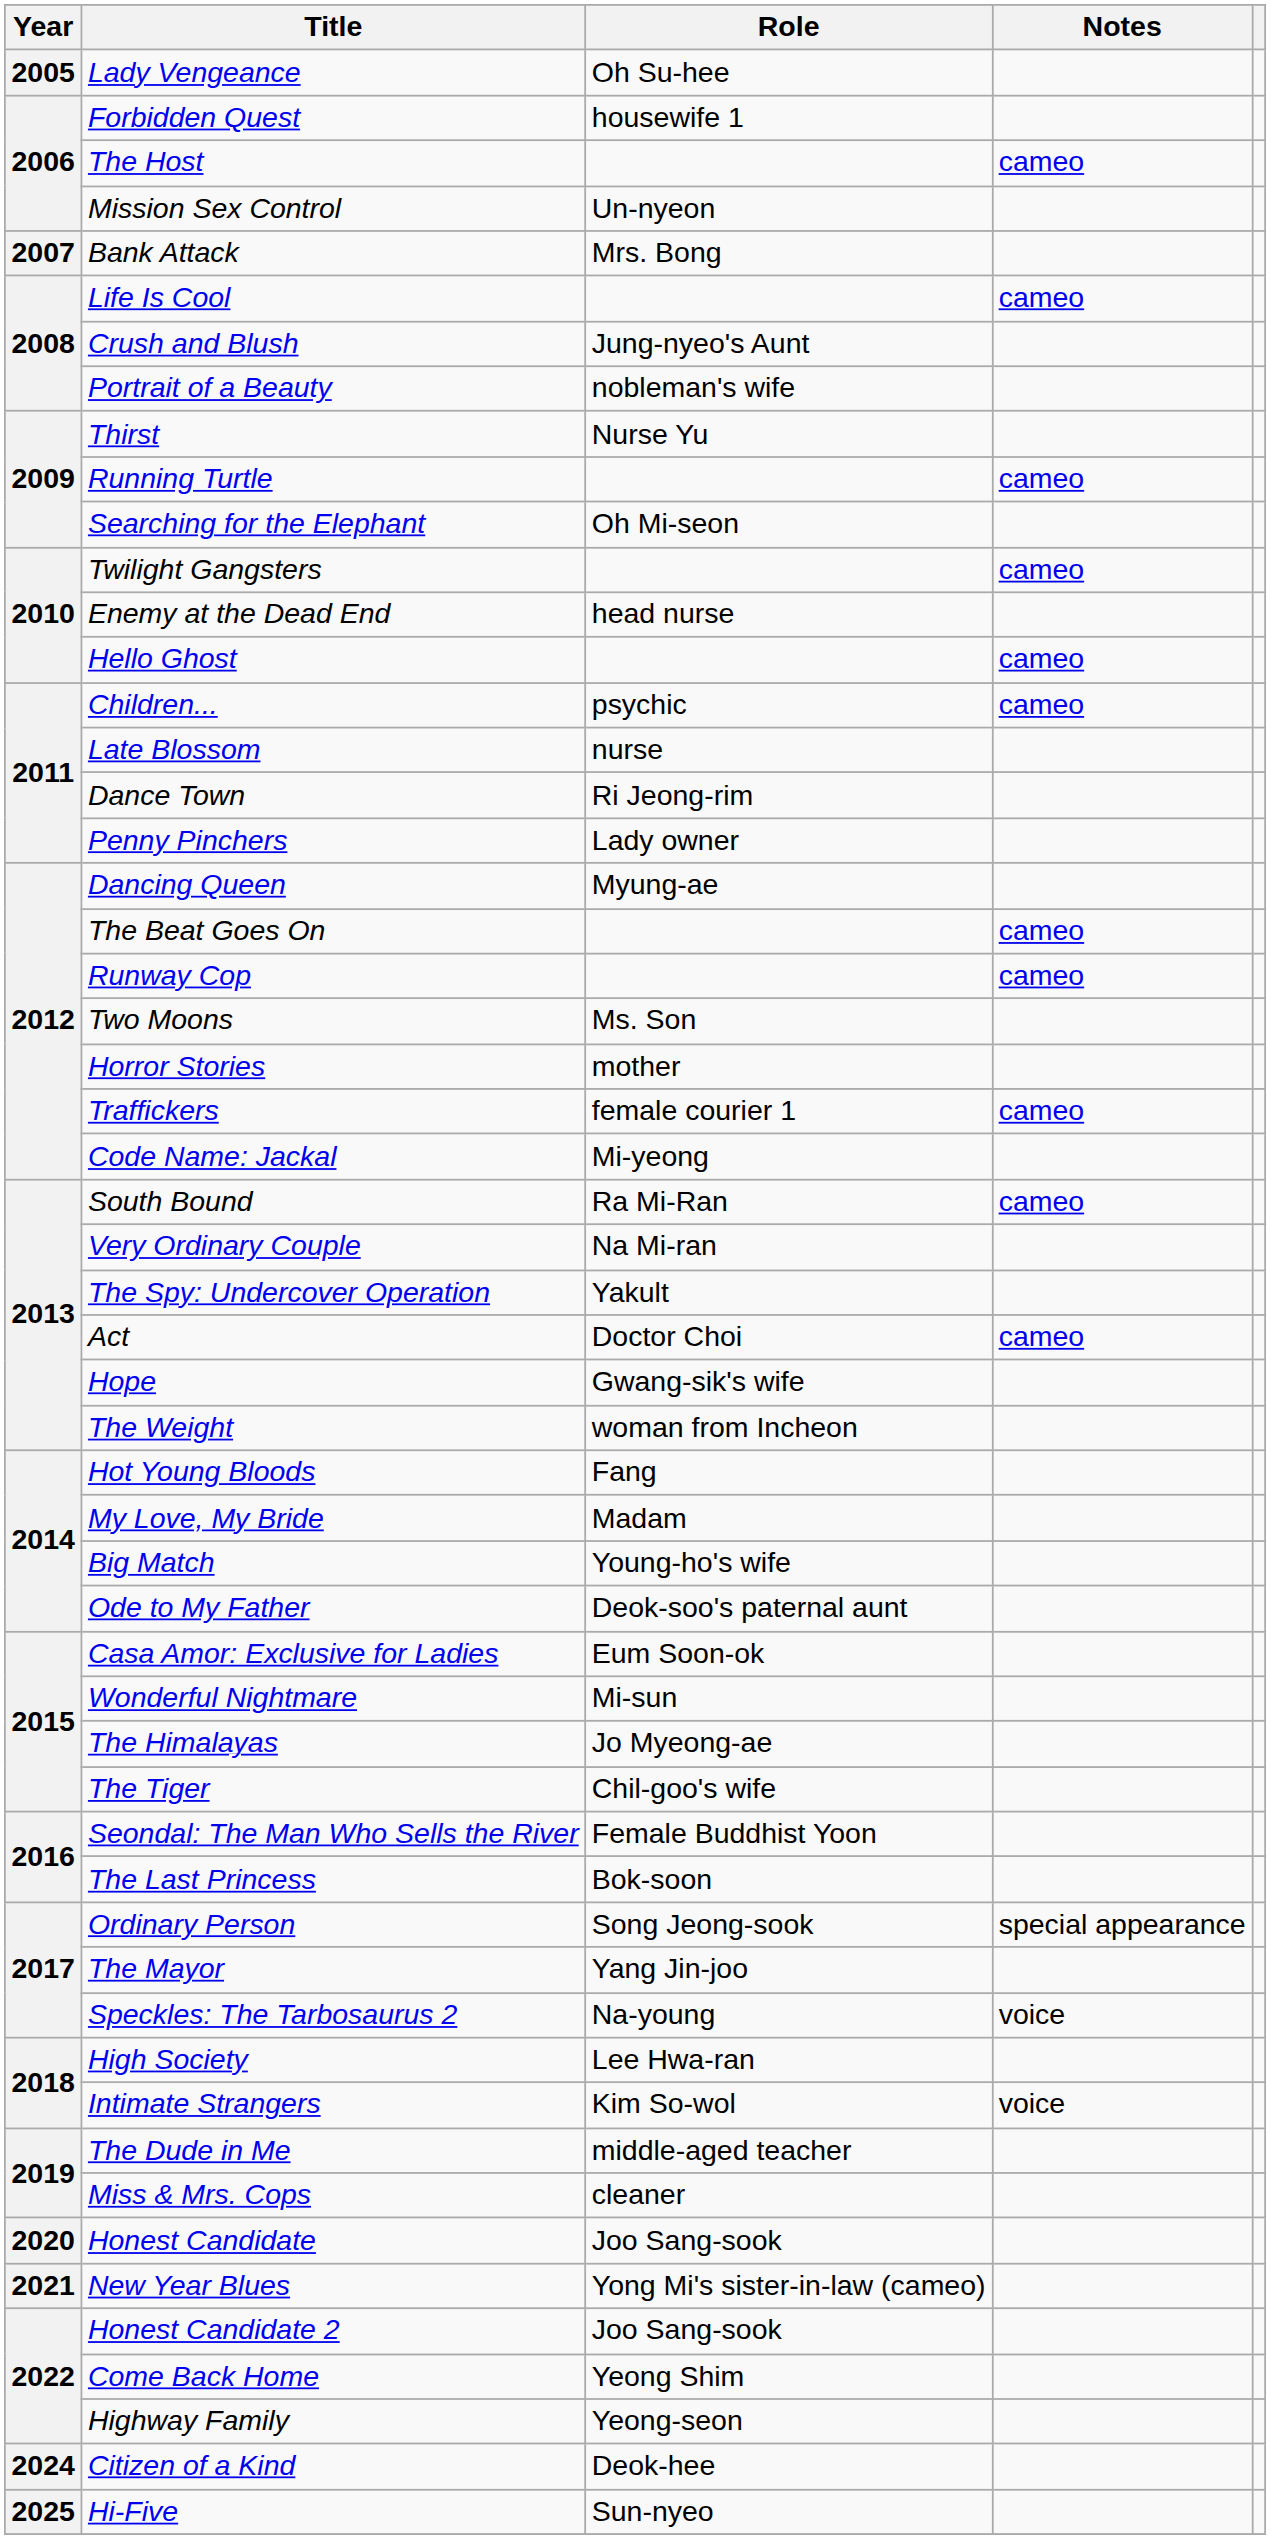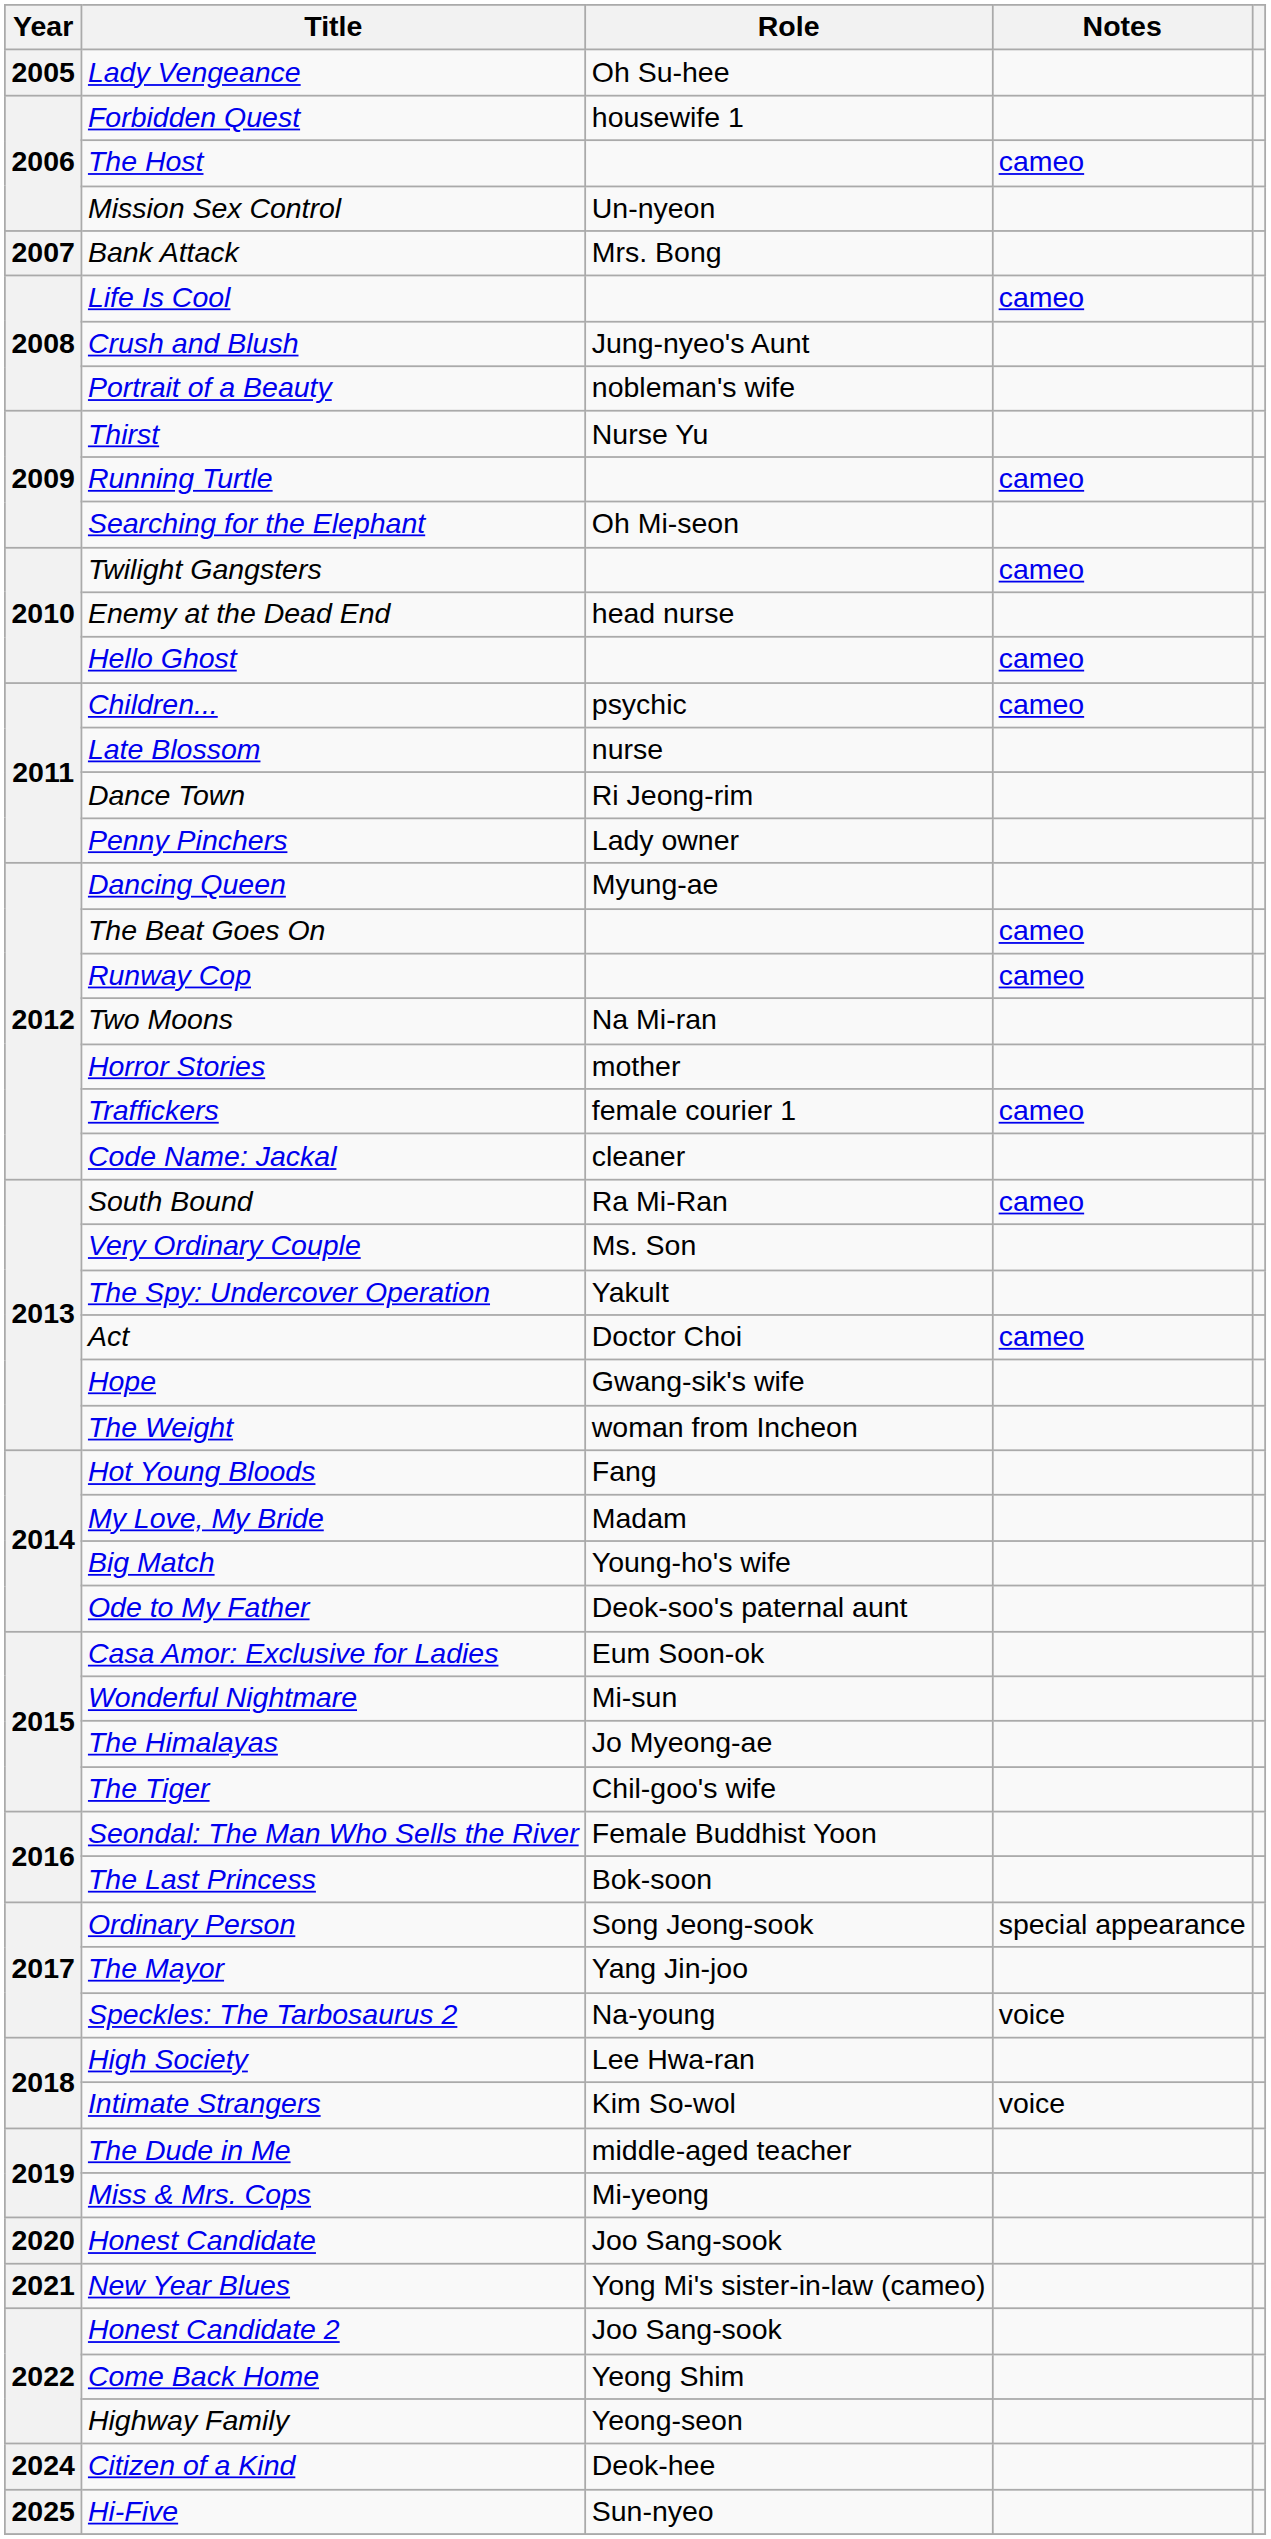(644, 1020) Ms. Son -> (654, 1020) Na Mi-ran
(650, 1156) Mi-yeong -> (639, 1156) cleaner
(654, 1246) Na Mi-ran -> (644, 1246) Ms. Son
(639, 2195) cleaner -> (650, 2195) Mi-yeong
